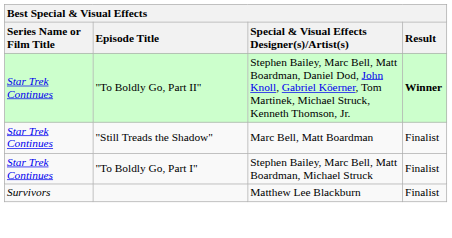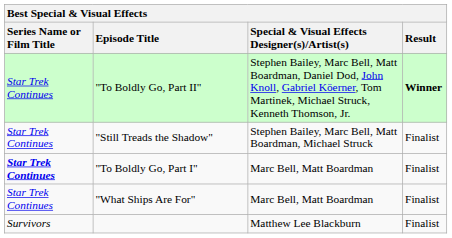(312, 137) Marc Bell, Matt Boardman -> (324, 137) Stephen Bailey, Marc Bell, Matt Boardman, Michael Struck
(30, 168) normal -> (31, 168) bold
(324, 168) Stephen Bailey, Marc Bell, Matt Boardman, Michael Struck -> (312, 168) Marc Bell, Matt Boardman
+ row: (145, 199)
